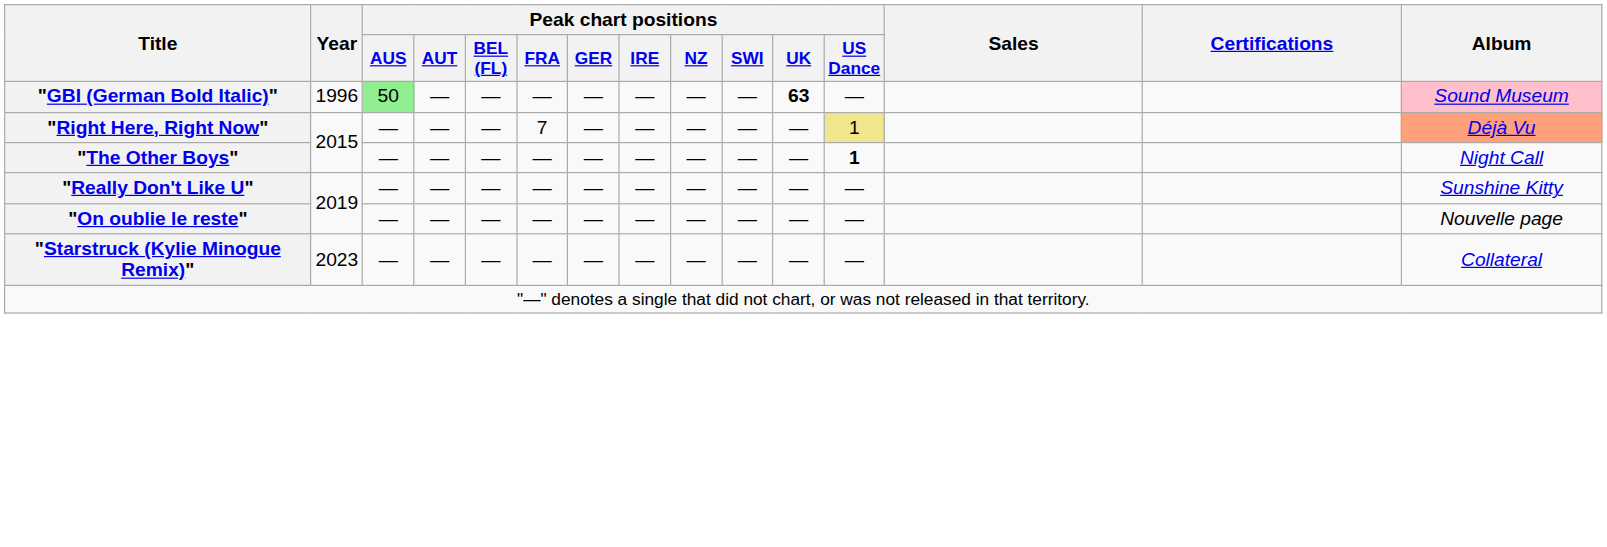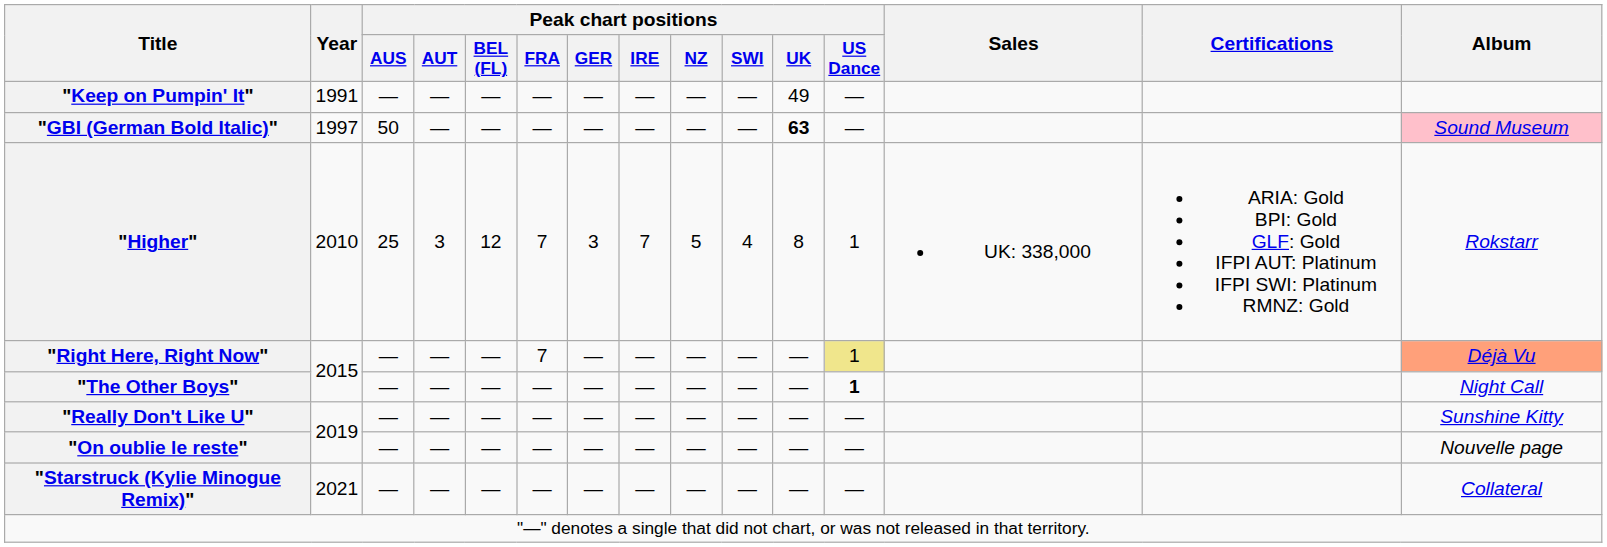+ row: (158, 96)
(337, 96) 1996 -> (337, 127) 1997
(388, 96) lightgreen background -> (388, 127) no background
+ row: (158, 241)
(337, 259) 2023 -> (337, 488) 2021
